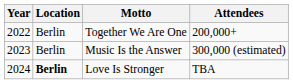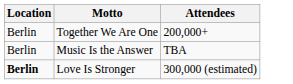- column: (19, 13)
(239, 50) 300,000 (estimated) -> (175, 50) TBA
(204, 69) TBA -> (210, 69) 300,000 (estimated)
